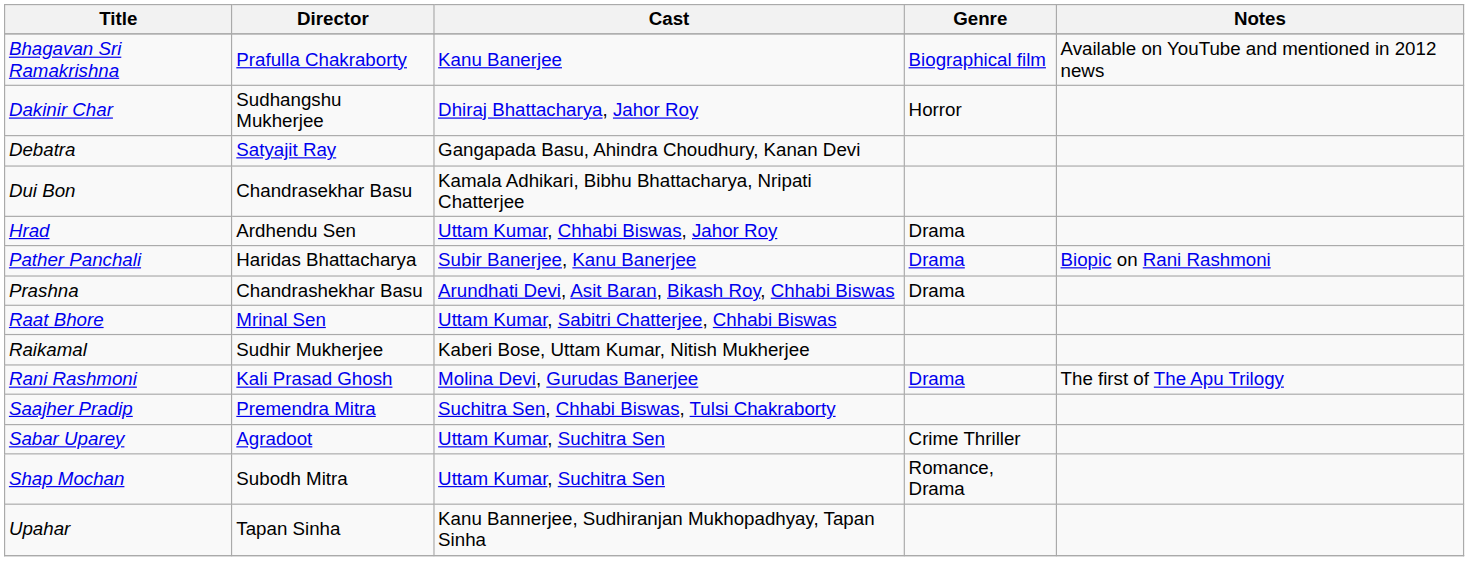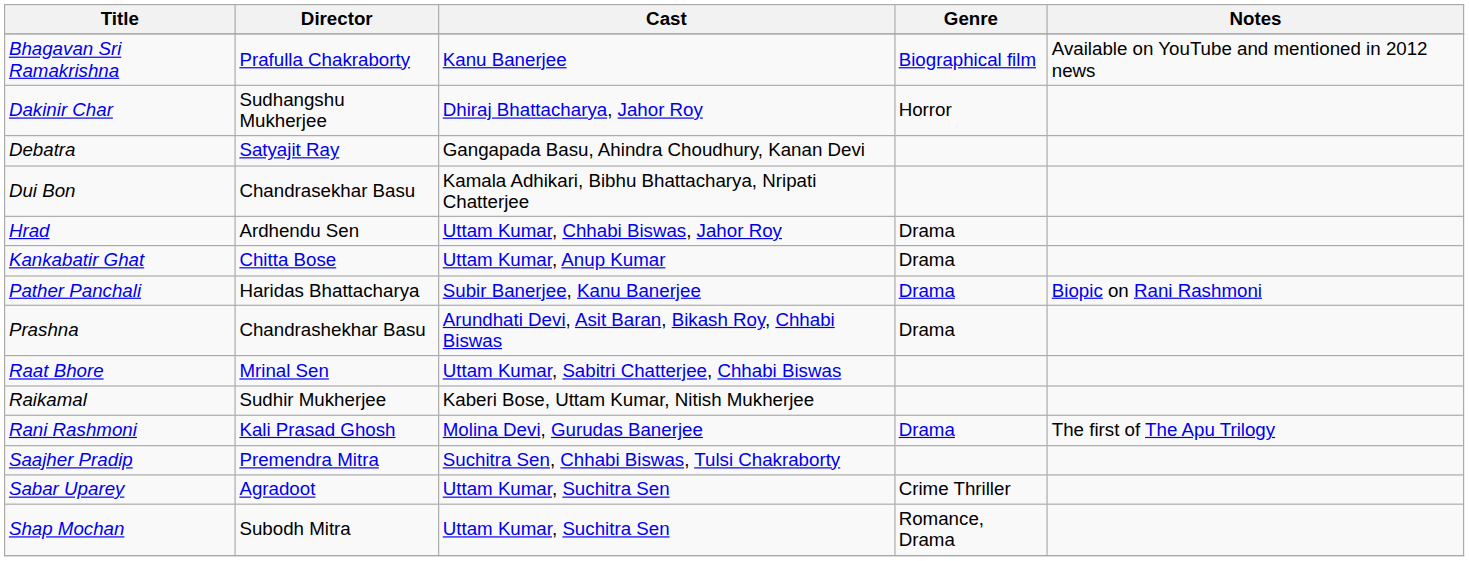+ row: (77, 260)
- row: (40, 529)
